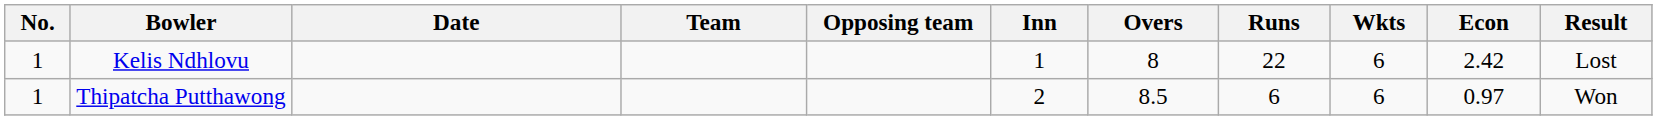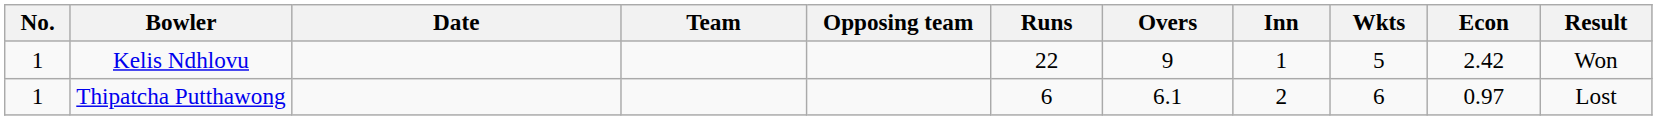columns swapped: (1039, 22) <-> (1274, 22)
(1153, 59) 8 -> (1168, 59) 9
(1379, 59) 6 -> (1379, 59) 5
(1596, 59) Lost -> (1596, 59) Won
(1153, 96) 8.5 -> (1168, 96) 6.1
(1596, 96) Won -> (1596, 96) Lost
